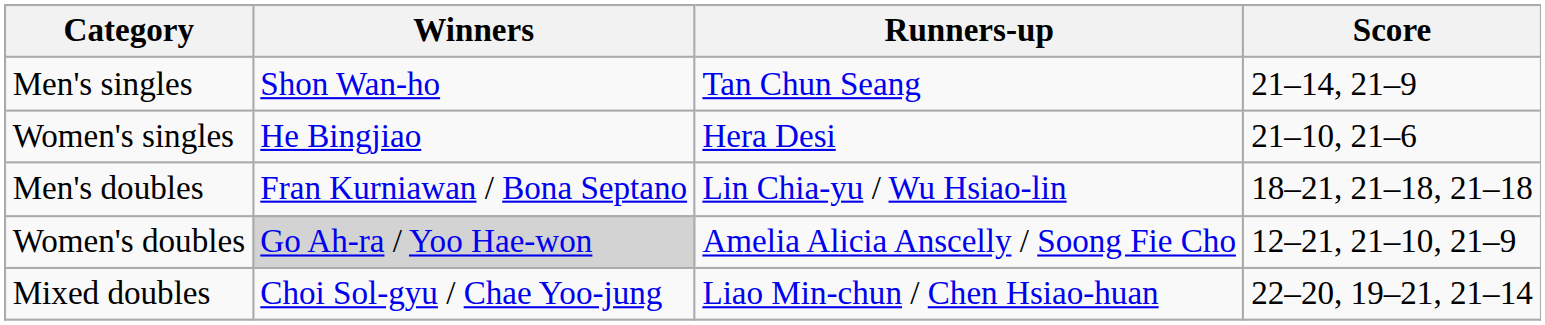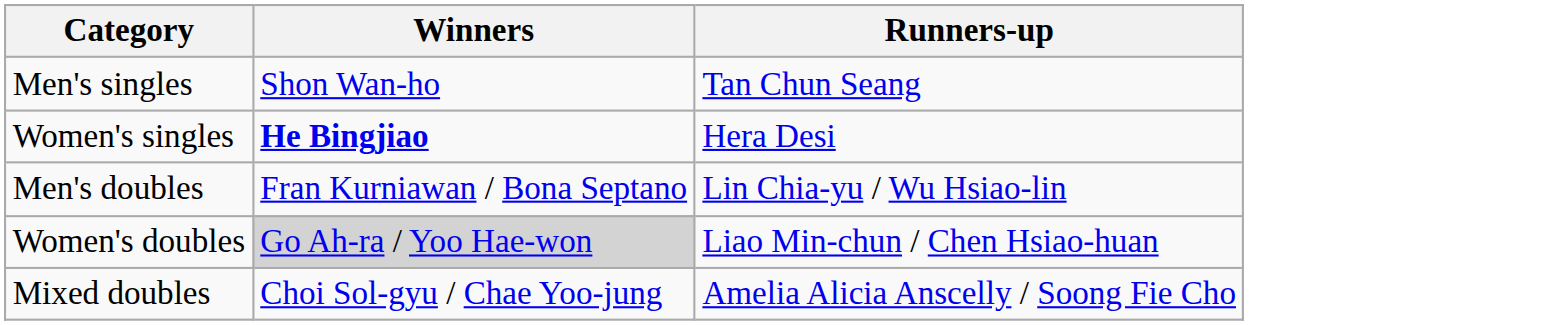- column: (1392, 30)
(341, 135) normal -> (344, 135) bold
(969, 240) Amelia Alicia Anscelly / Soong Fie Cho -> (931, 240) Liao Min-chun / Chen Hsiao-huan
(931, 293) Liao Min-chun / Chen Hsiao-huan -> (969, 293) Amelia Alicia Anscelly / Soong Fie Cho
